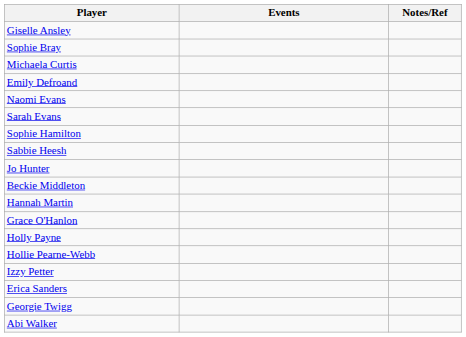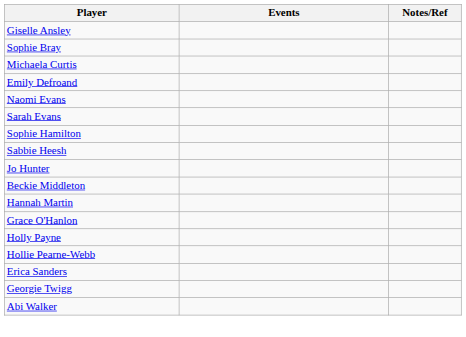- row: (30, 271)
